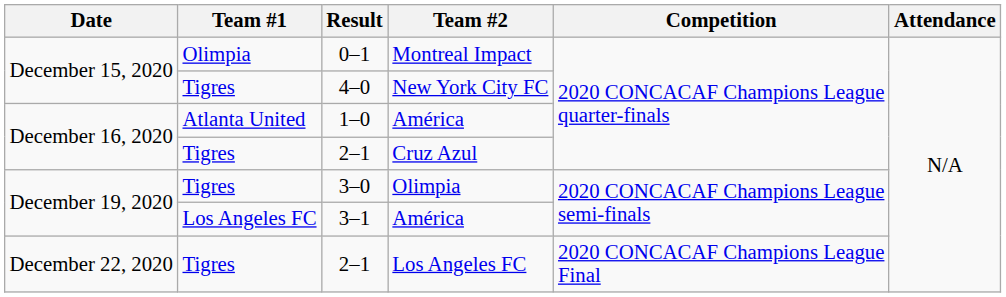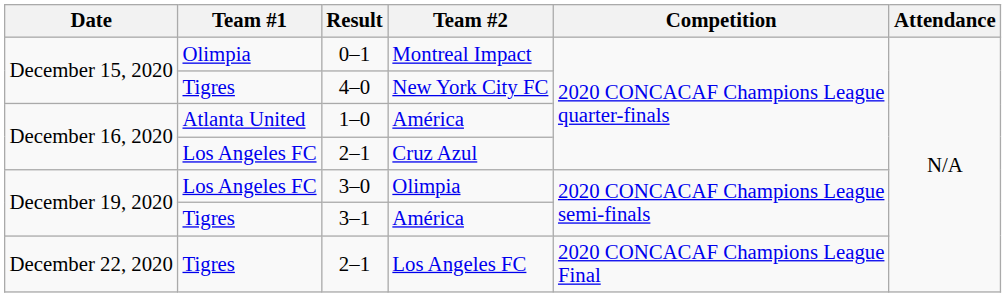(209, 152) Tigres -> (250, 152) Los Angeles FC
(209, 185) Tigres -> (250, 185) Los Angeles FC
(250, 218) Los Angeles FC -> (209, 218) Tigres
